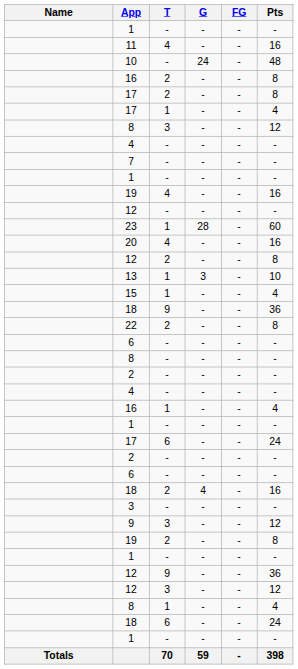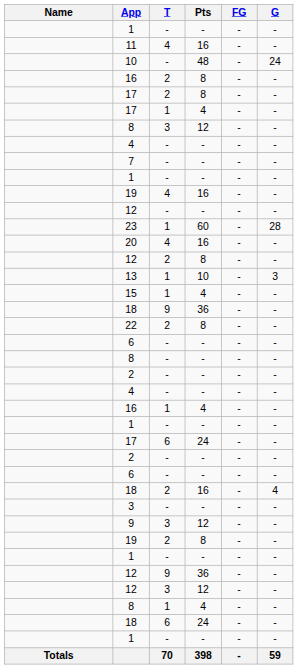columns swapped: (203, 12) <-> (275, 12)
